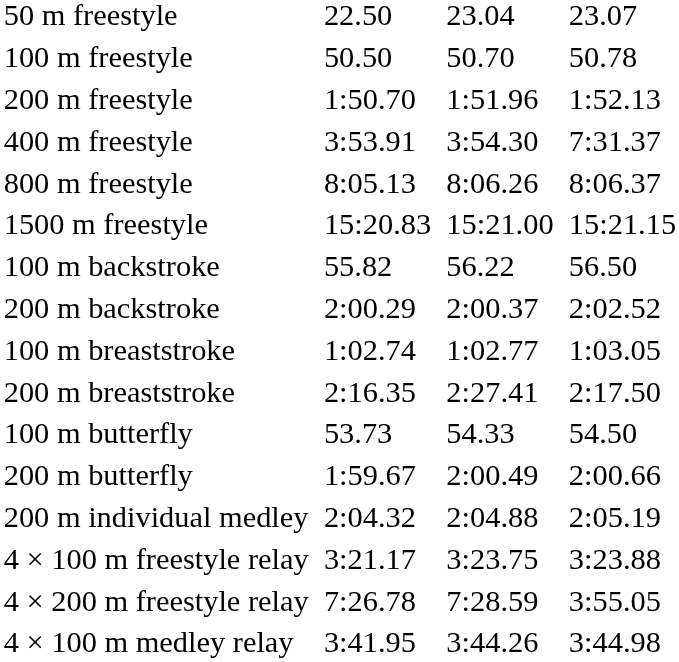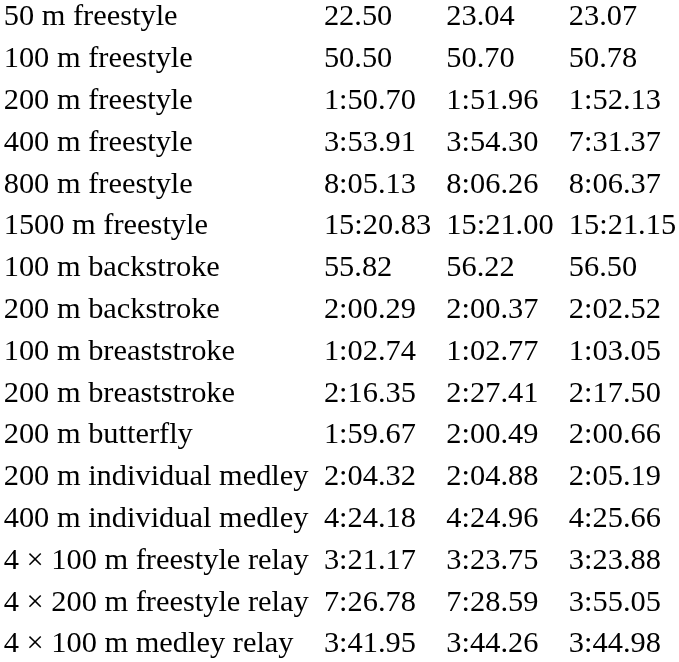- row: (98, 433)
+ row: (156, 516)
